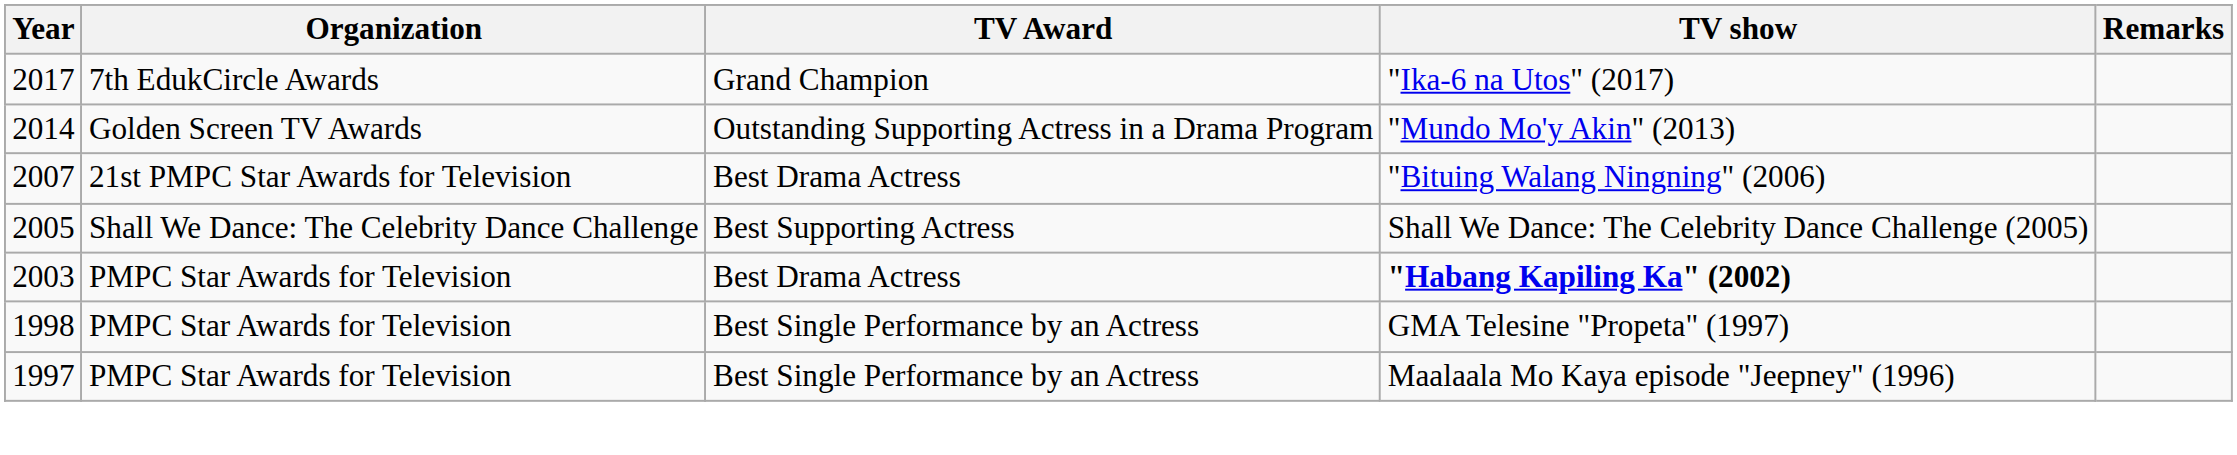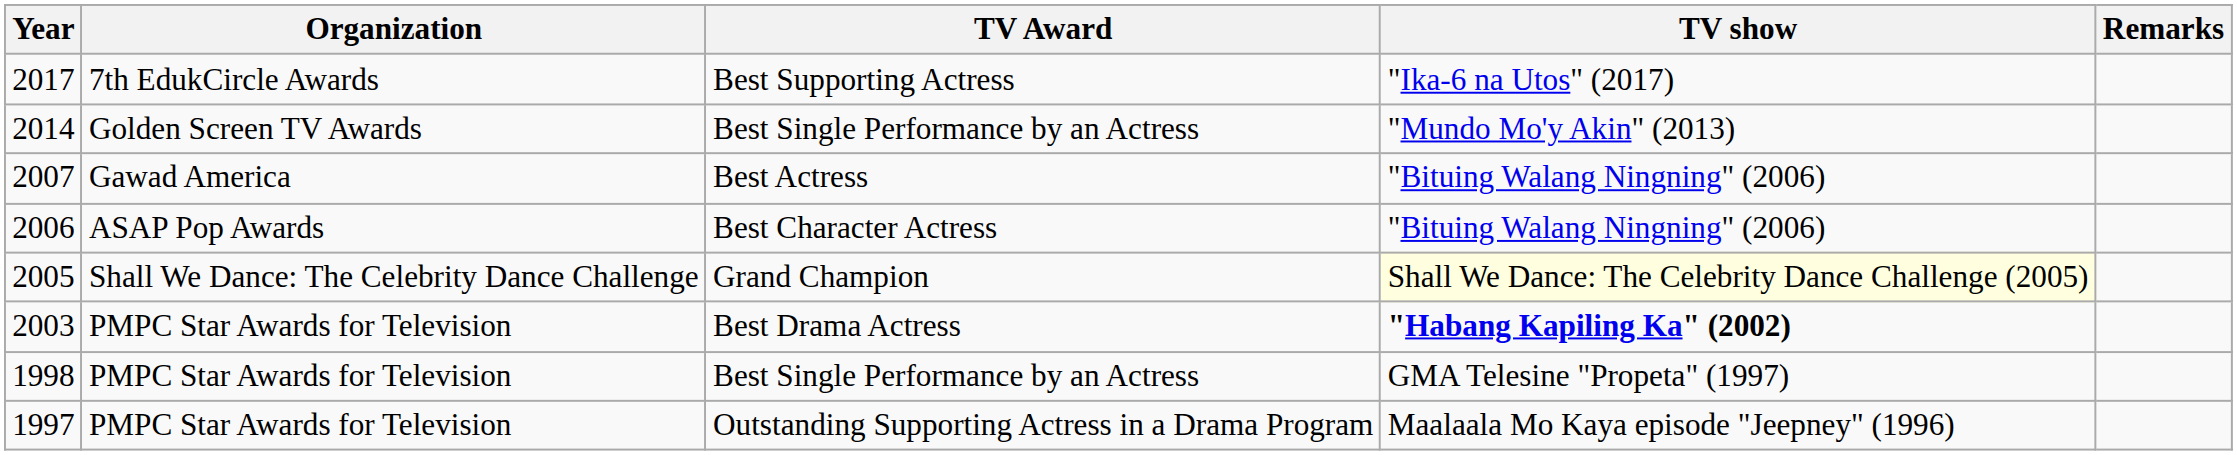(821, 78) Grand Champion -> (864, 78) Best Supporting Actress
(1043, 128) Outstanding Supporting Actress in a Drama Program -> (956, 128) Best Single Performance by an Actress
- row: (43, 177)
+ row: (43, 177)
+ row: (43, 227)
(864, 227) Best Supporting Actress -> (821, 276) Grand Champion
(1738, 227) no background -> (1738, 276) lightyellow background
(956, 375) Best Single Performance by an Actress -> (1043, 425) Outstanding Supporting Actress in a Drama Program
